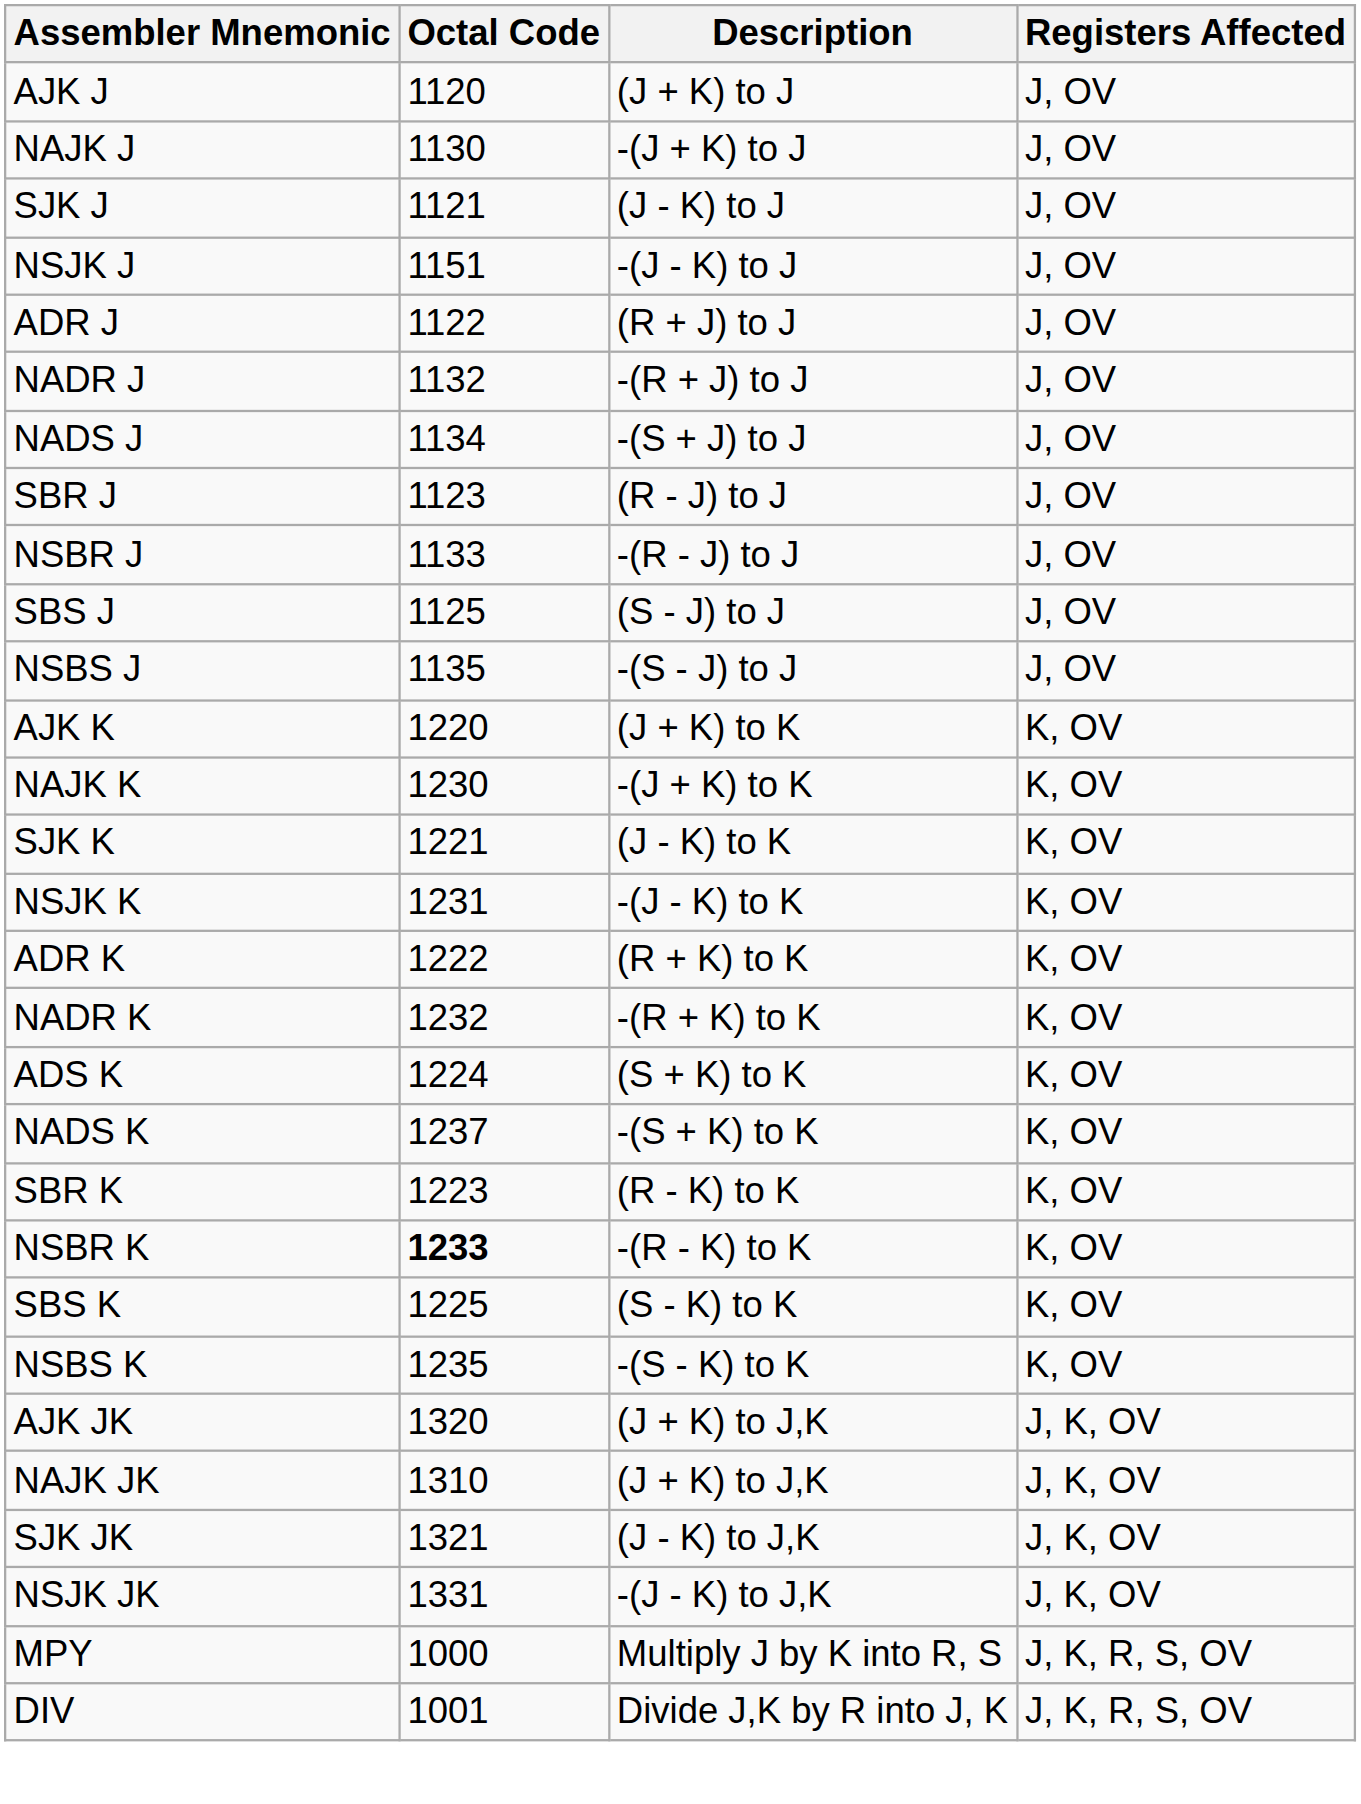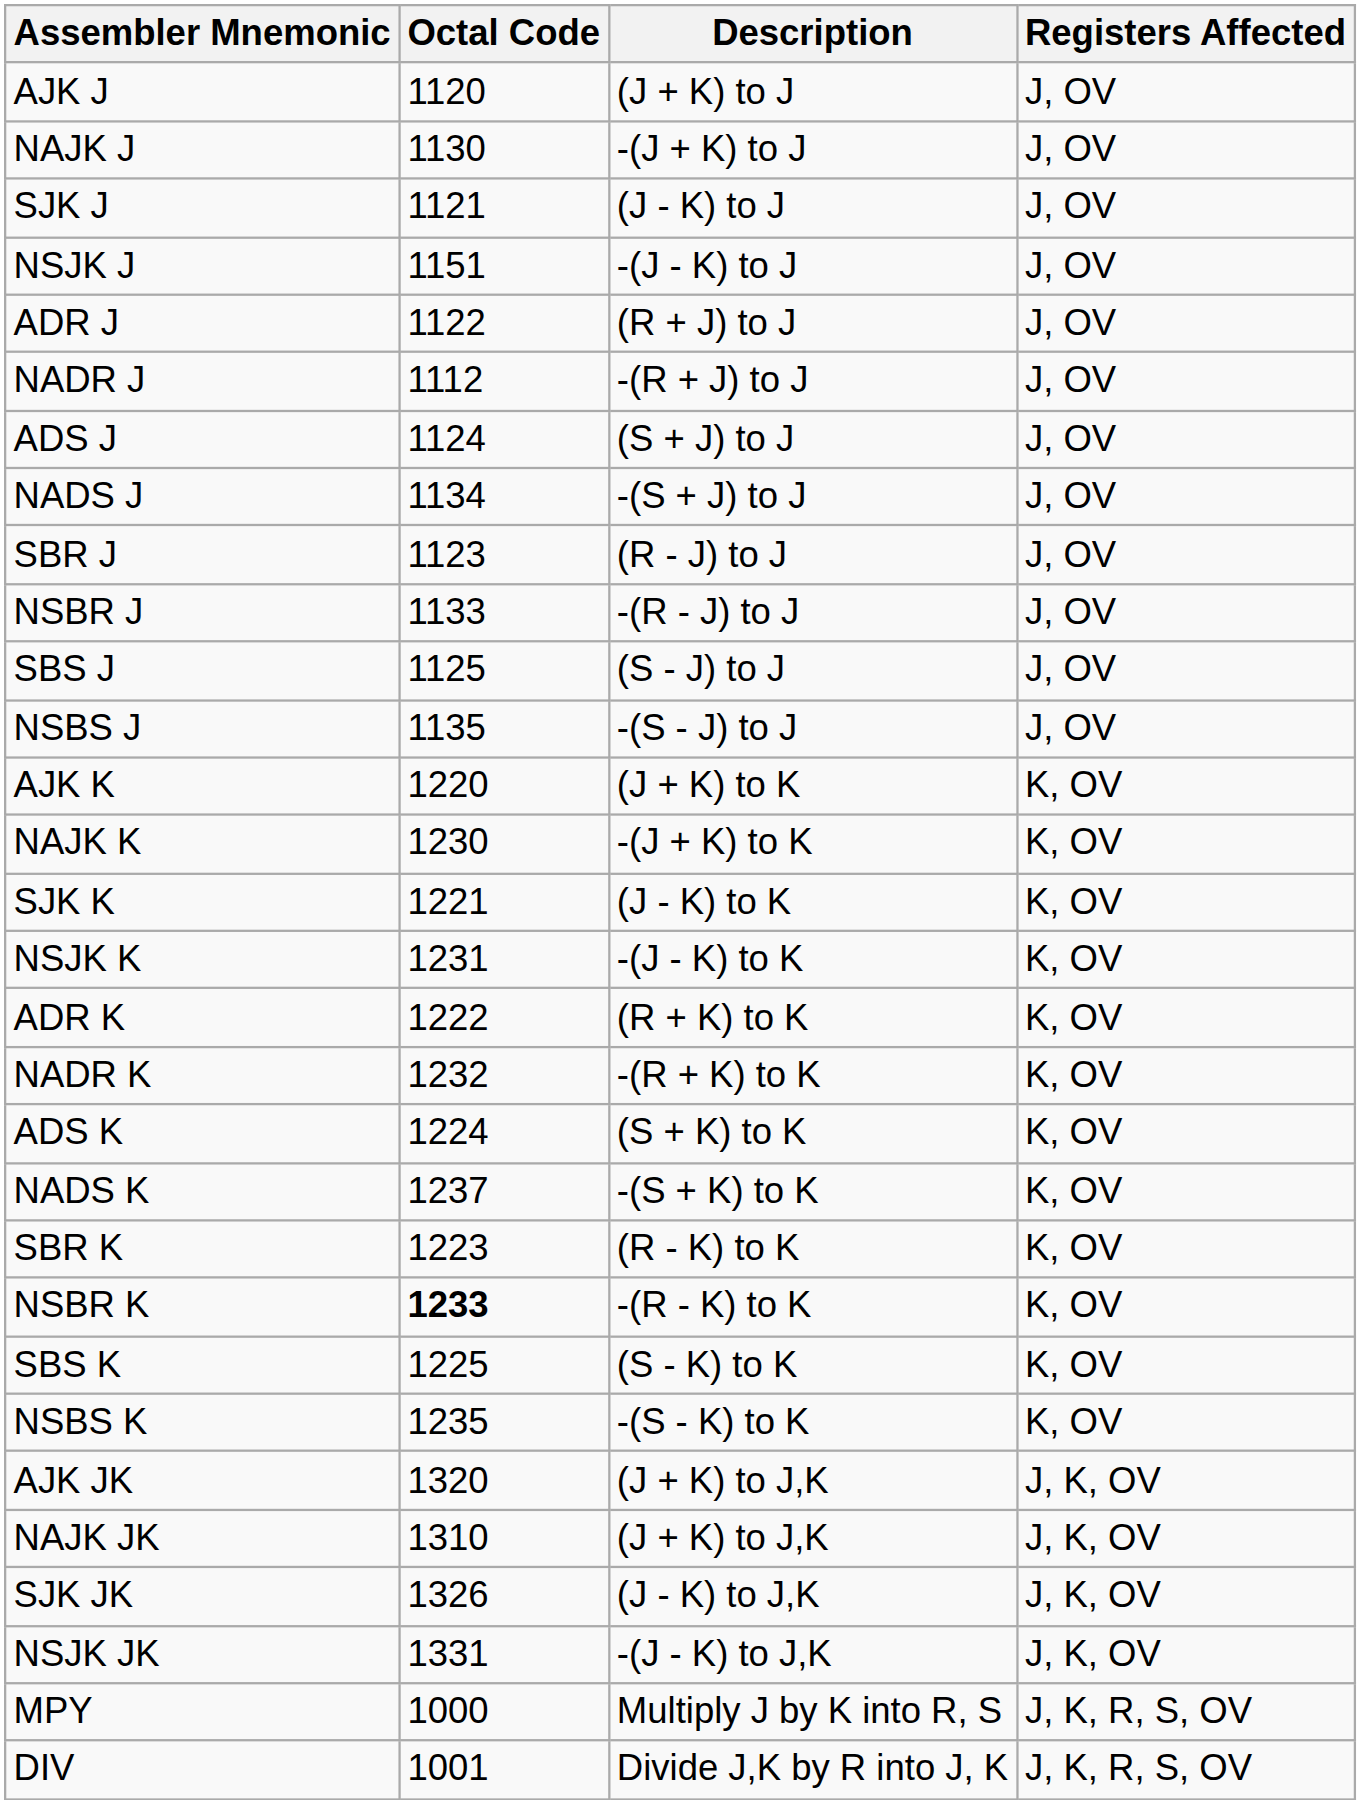(447, 380) 1132 -> (445, 380) 1112
+ row: (65, 438)
(448, 1537) 1321 -> (448, 1595) 1326
